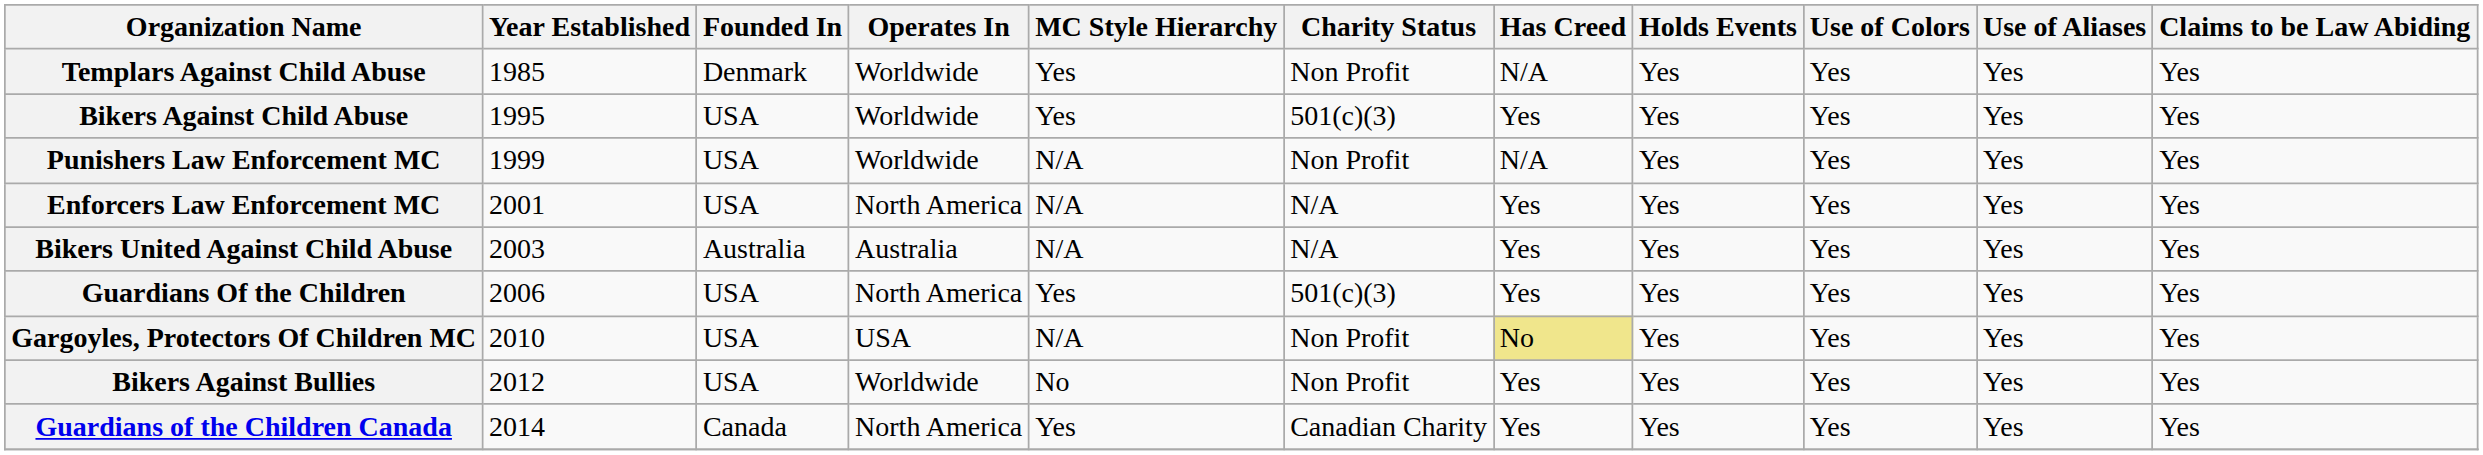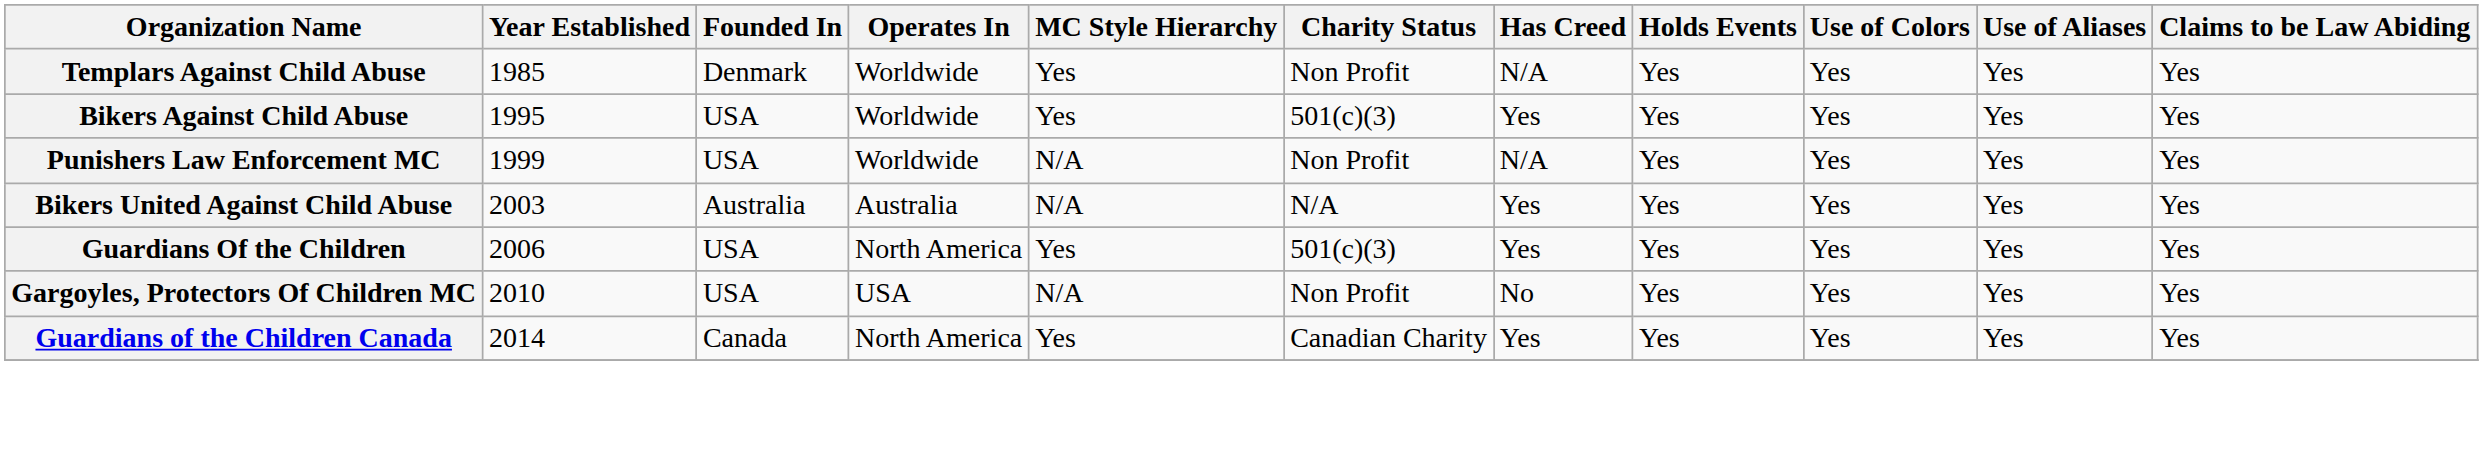- row: (244, 204)
(1517, 337) khaki background -> (1517, 293) no background
- row: (244, 381)
